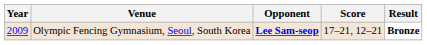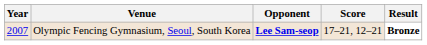(18, 31) 2009 -> (18, 31) 2007
